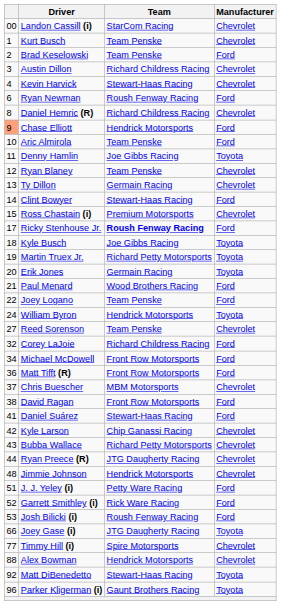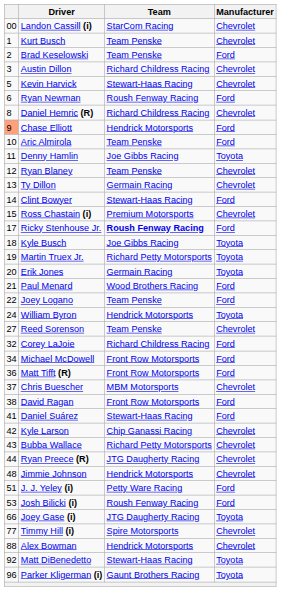(9, 84) 4 -> (9, 84) 5
- row: (59, 503)
